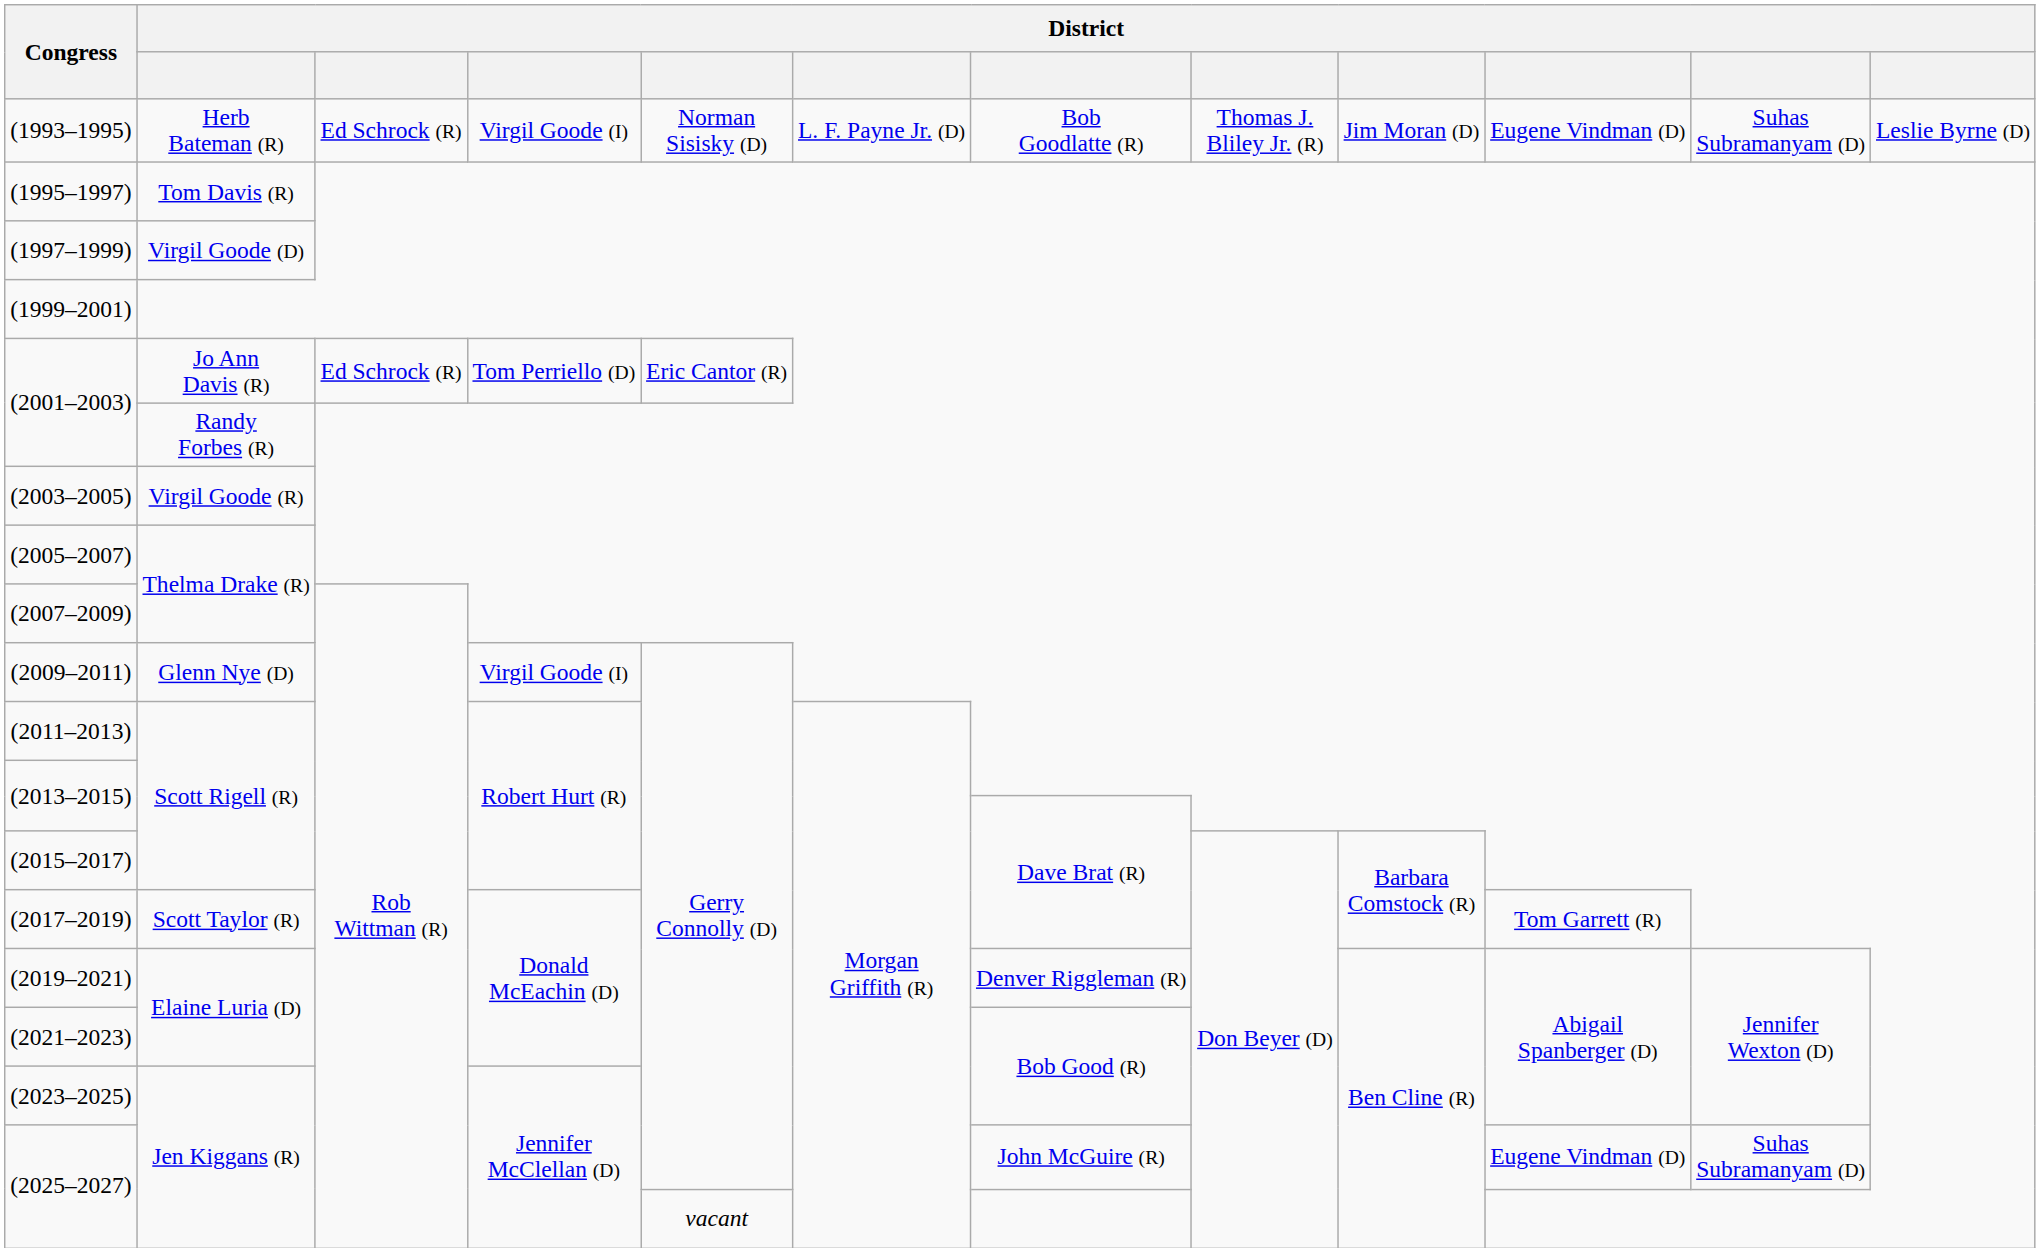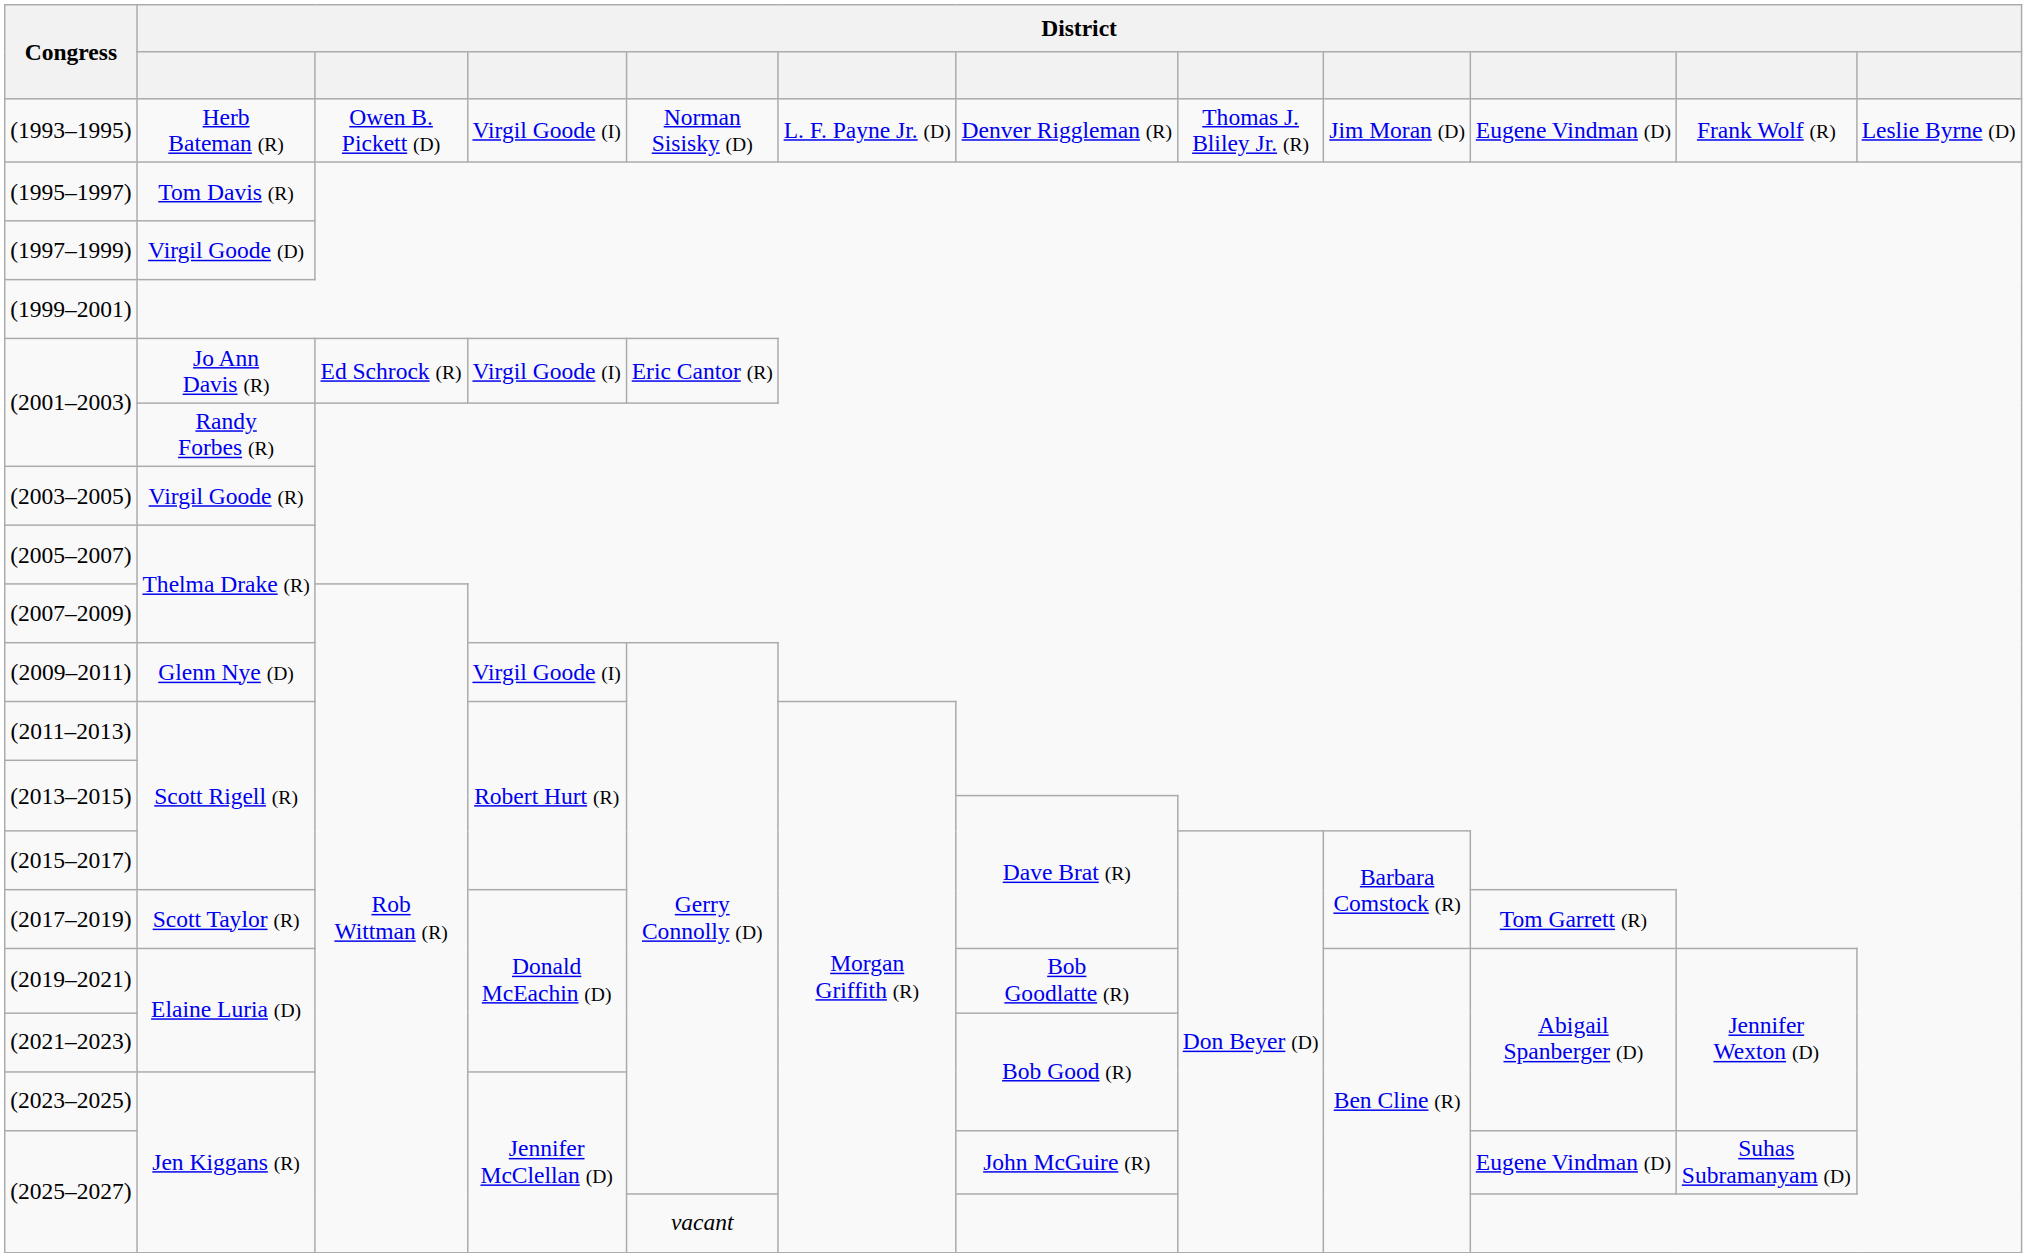(391, 130) Ed Schrock (R) -> (391, 130) Owen B. Pickett (D)
(1081, 130) Bob Goodlatte (R) -> (1067, 130) Denver Riggleman (R)
(1781, 130) Suhas Subramanyam (D) -> (1766, 130) Frank Wolf (R)
(554, 370) Tom Perriello (D) -> (547, 370) Virgil Goode (I)
(1081, 977) Denver Riggleman (R) -> (1067, 980) Bob Goodlatte (R)
